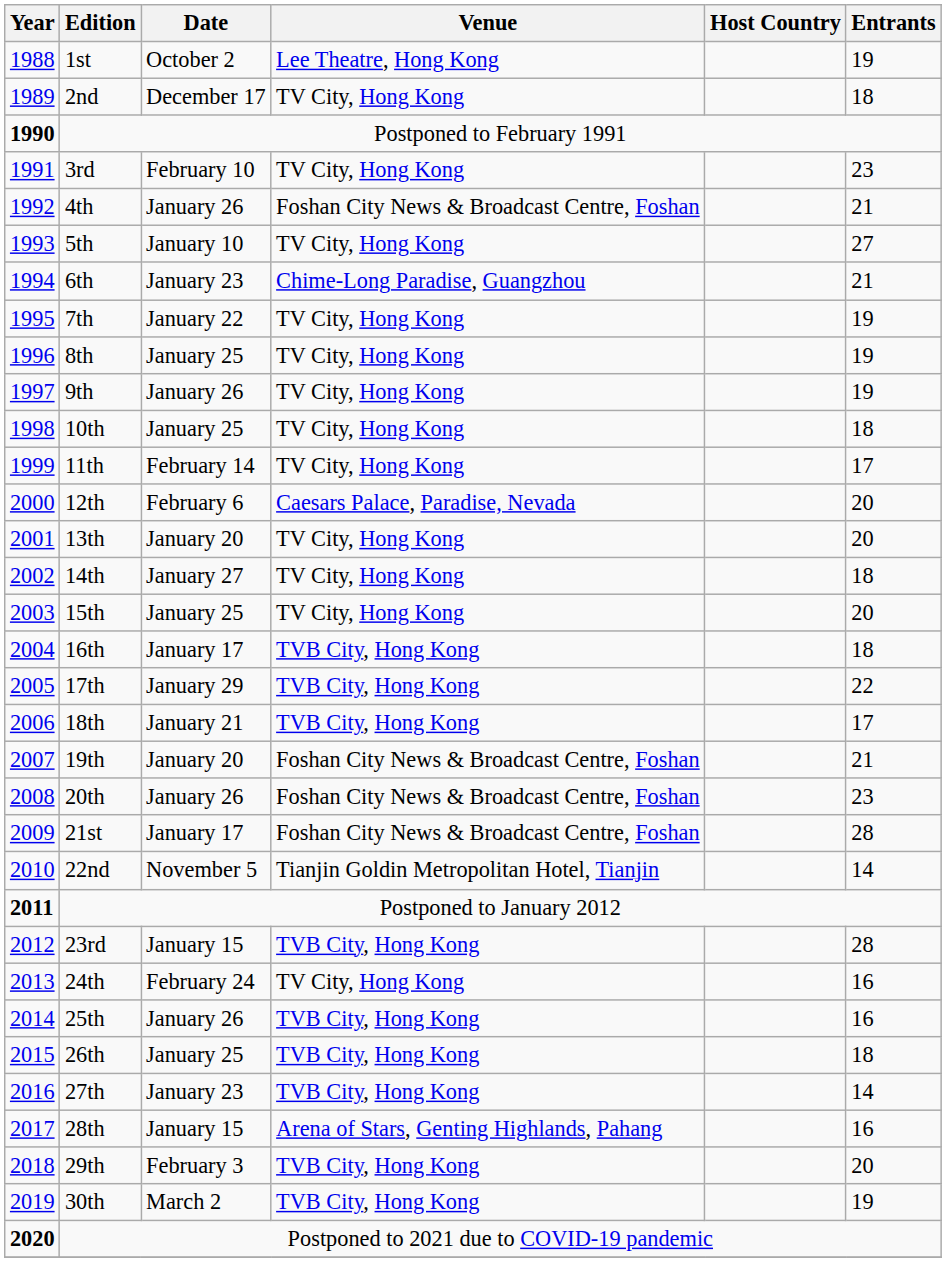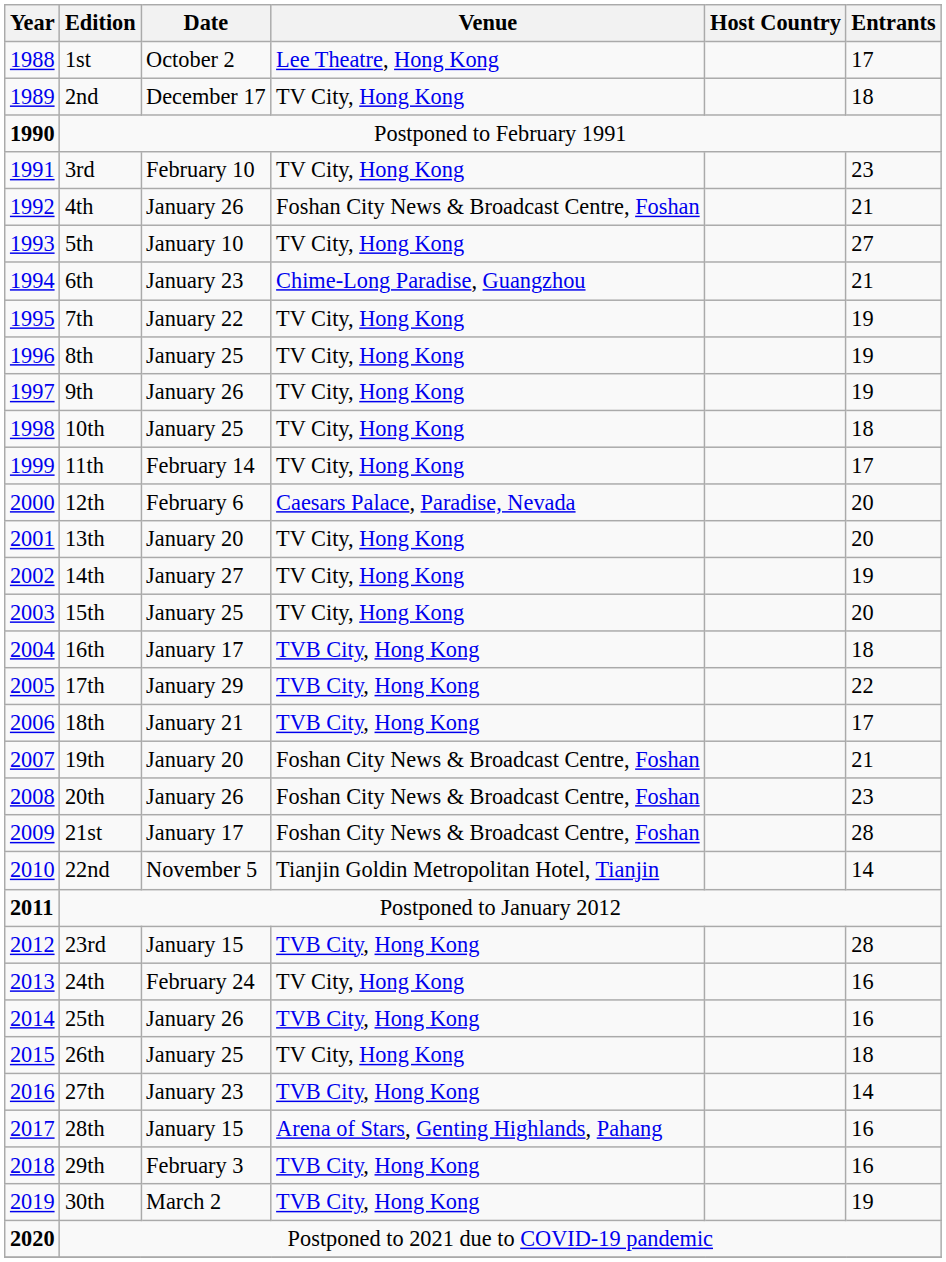(862, 59) 19 -> (862, 59) 17
(862, 575) 18 -> (862, 575) 19
(378, 1054) TVB City, Hong Kong -> (370, 1054) TV City, Hong Kong
(862, 1165) 20 -> (862, 1165) 16
